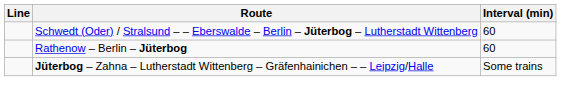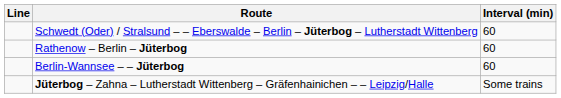+ row: (110, 66)
